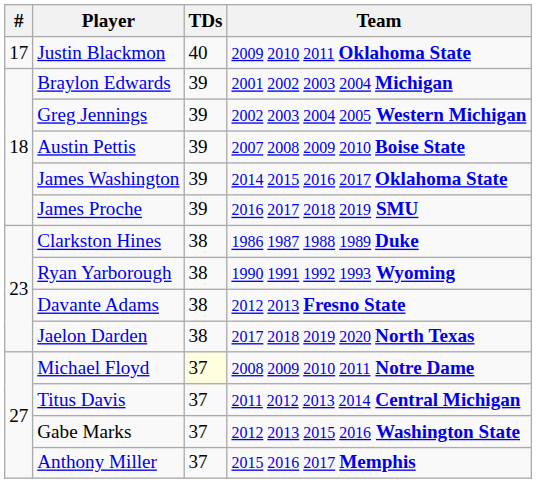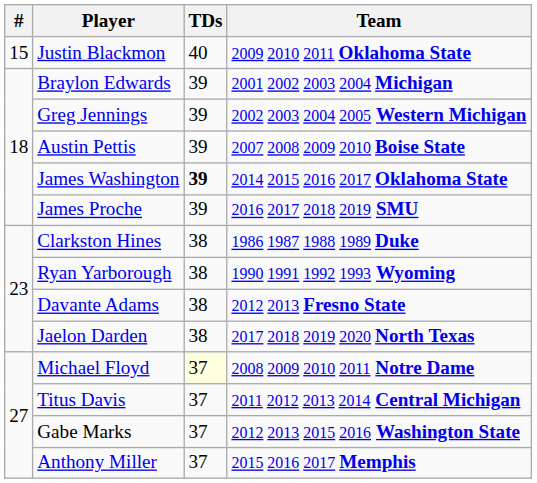(19, 52) 17 -> (19, 52) 15
(198, 178) normal -> (198, 178) bold
